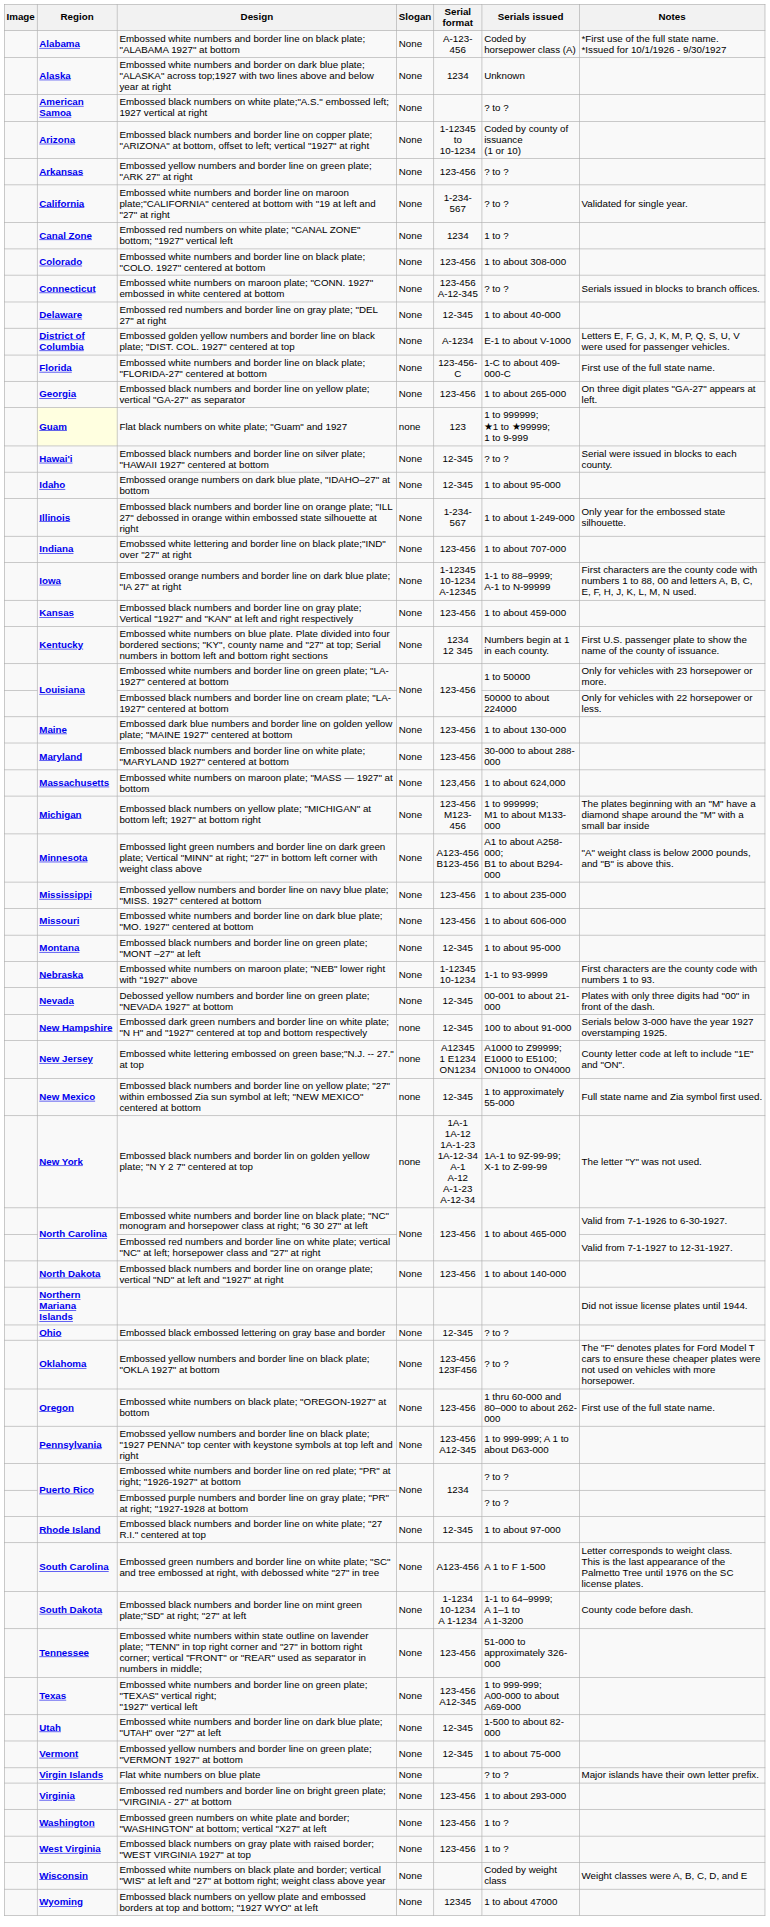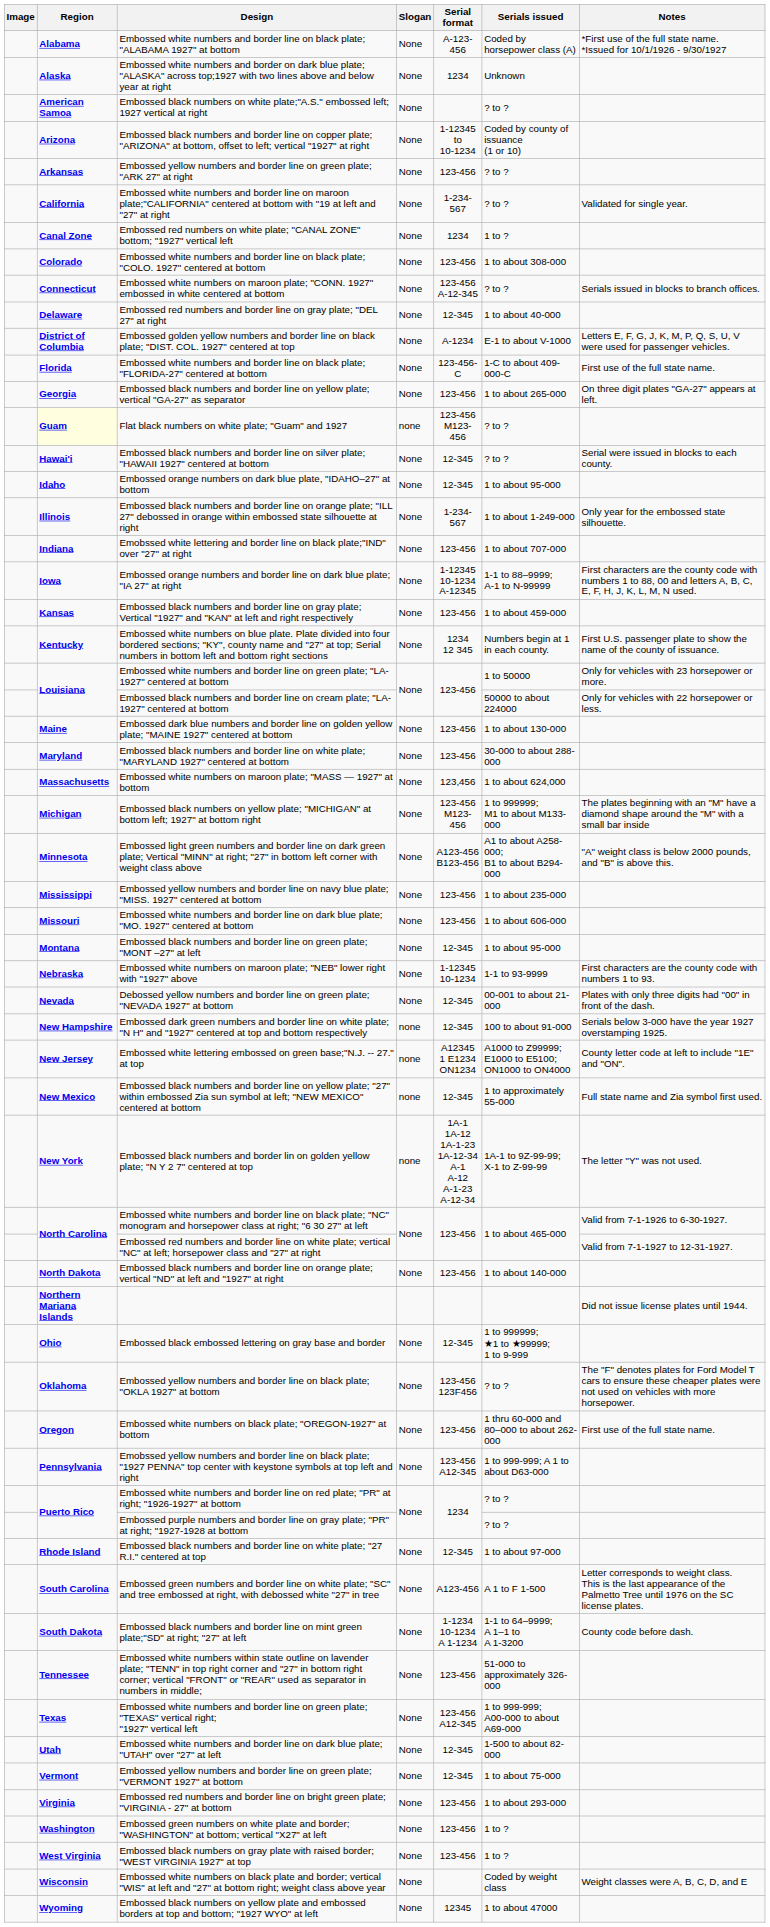(458, 426) 123 -> (458, 426) 123-456 M123-456
(517, 426) 1 to 999999; ★1 to ★99999; 1 to 9-999 -> (496, 426) ? to ?
(496, 1332) ? to ? -> (517, 1343) 1 to 999999; ★1 to ★99999; 1 to 9-999
- row: (190, 1775)
